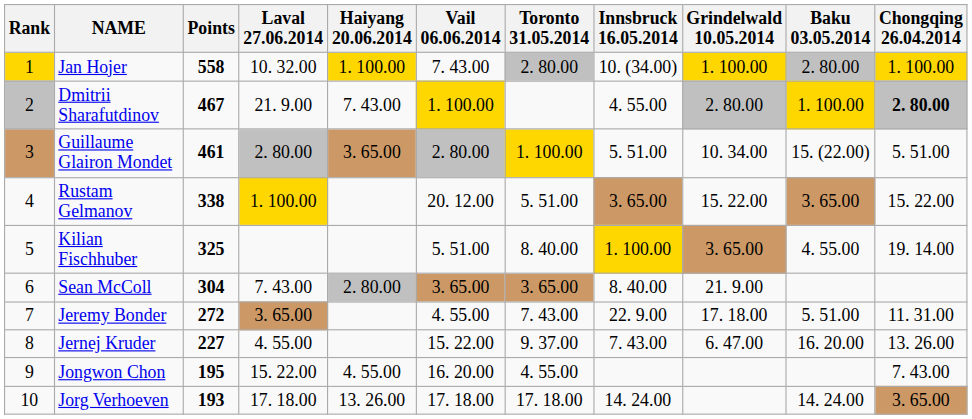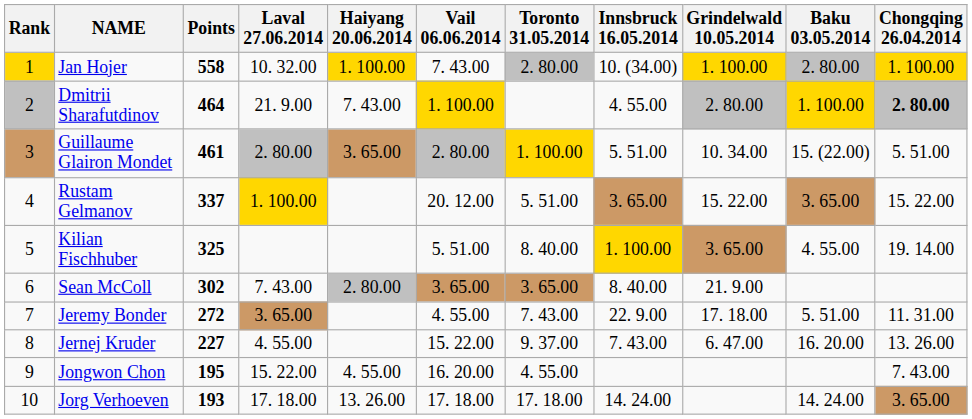(211, 104) 467 -> (211, 104) 464
(211, 201) 338 -> (211, 201) 337
(211, 287) 304 -> (211, 287) 302
